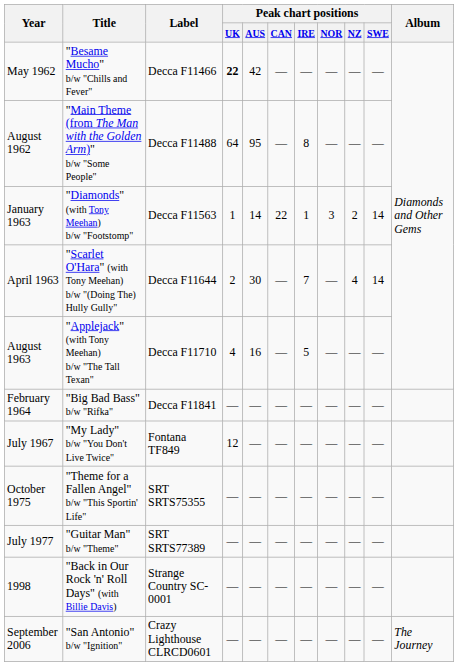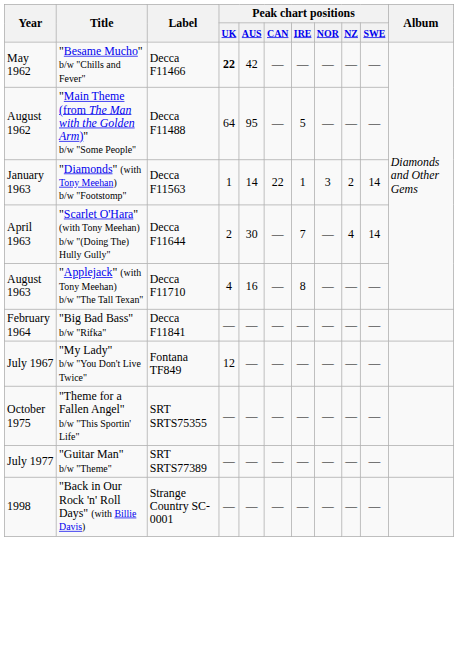(306, 143) 8 -> (303, 123) 5
(306, 352) 5 -> (303, 286) 8
- row: (32, 638)
